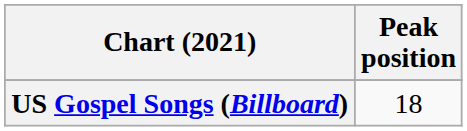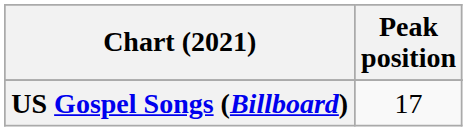(409, 102) 18 -> (409, 102) 17
